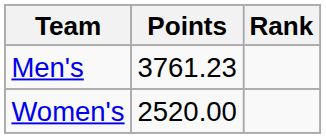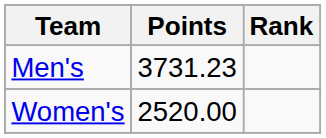(187, 68) 3761.23 -> (187, 68) 3731.23
